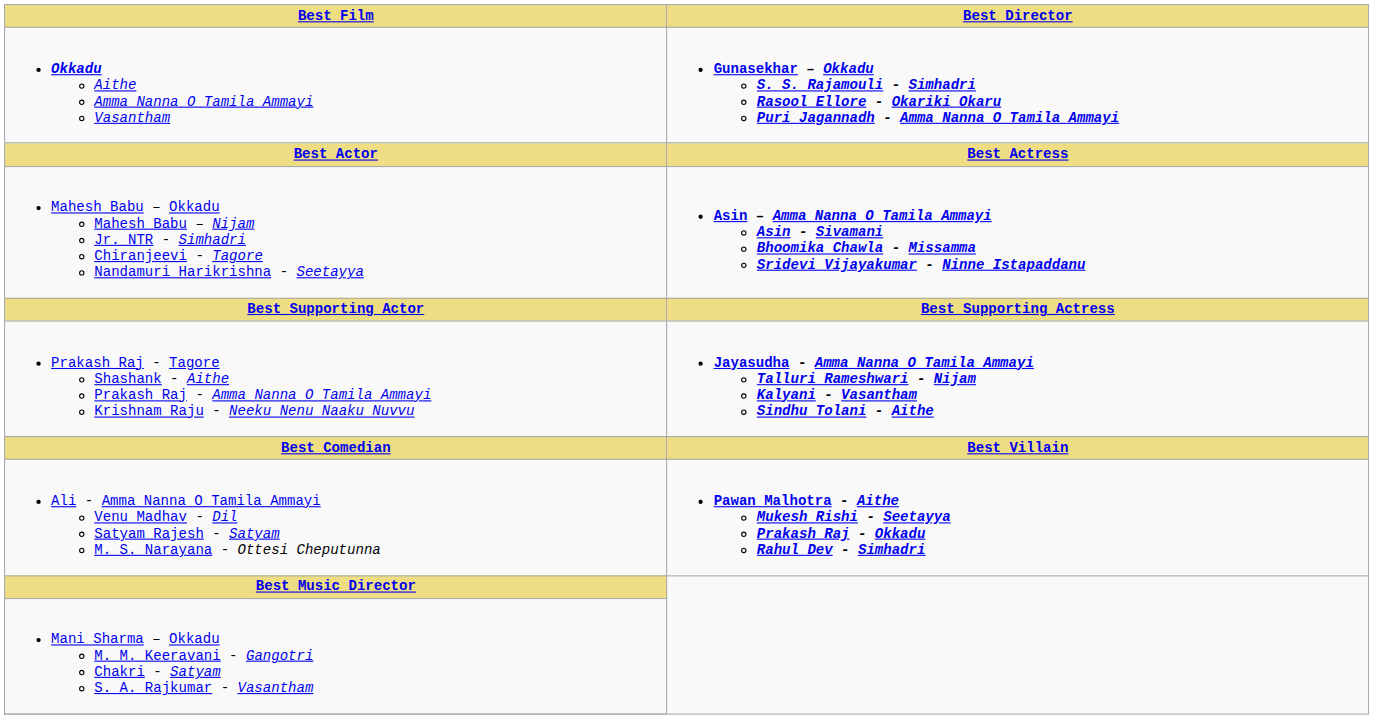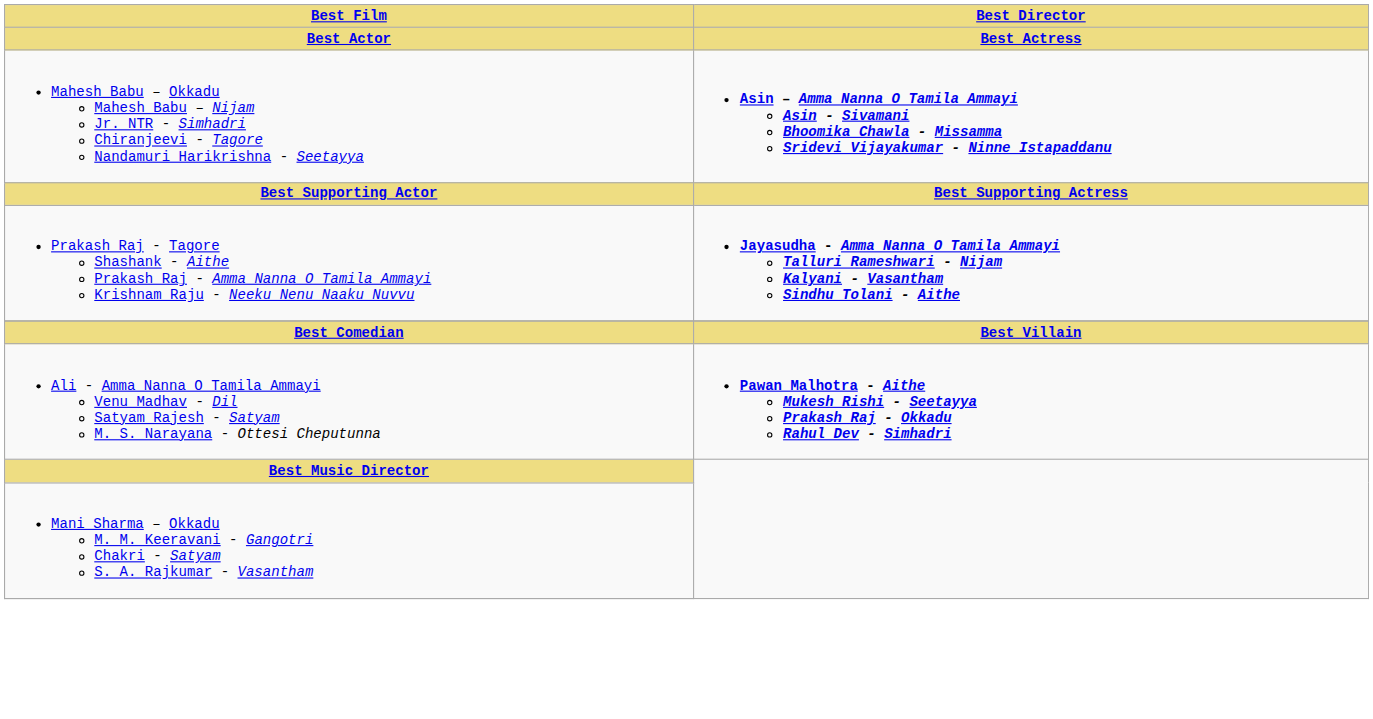- row: (336, 93)
